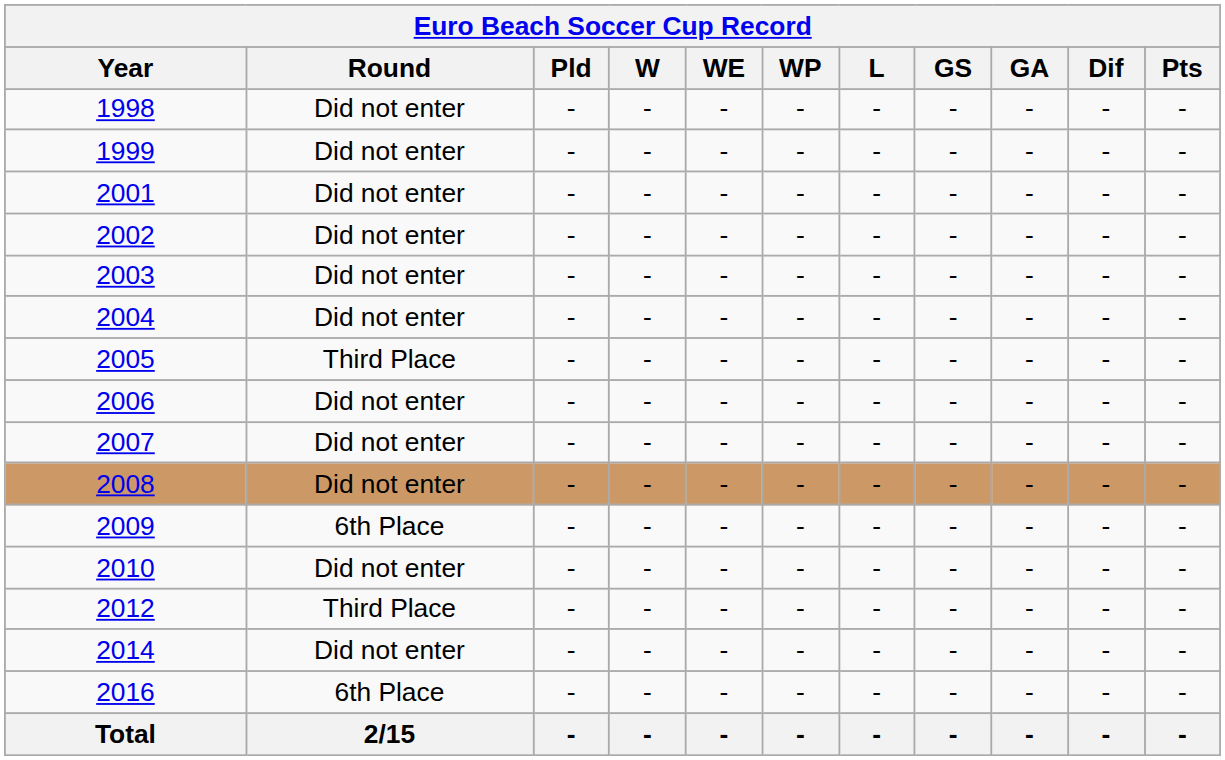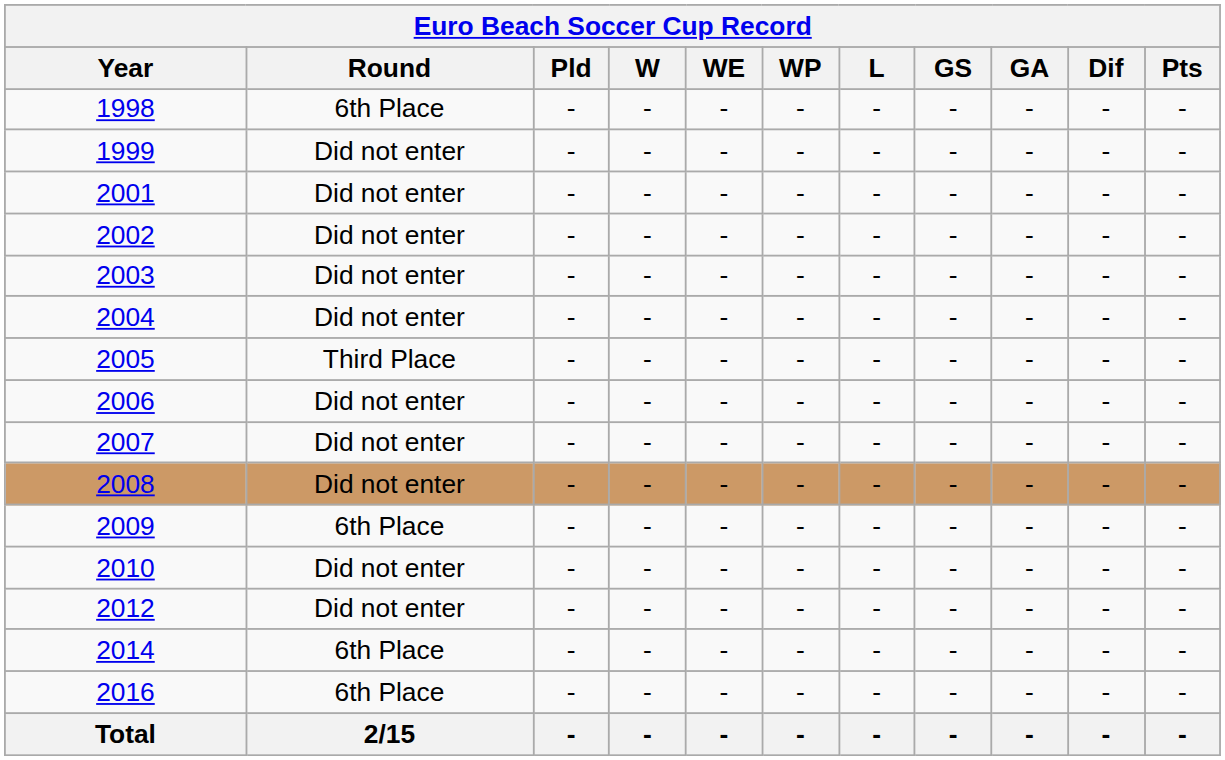(389, 109) Did not enter -> (389, 109) 6th Place
(389, 609) Third Place -> (389, 609) Did not enter
(389, 651) Did not enter -> (389, 651) 6th Place
